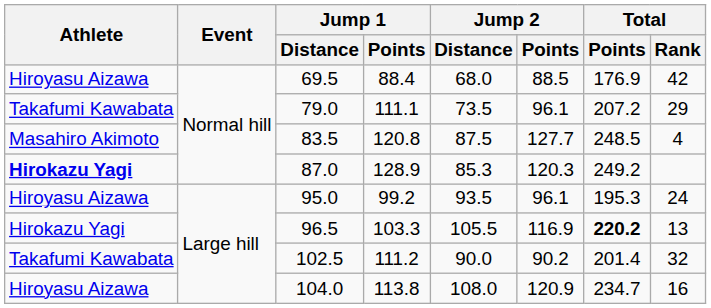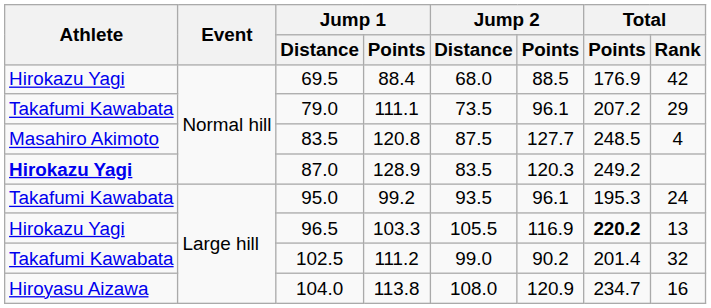(79, 80) Hiroyasu Aizawa -> (67, 80) Hirokazu Yagi
(474, 169) 85.3 -> (474, 169) 83.5
(79, 199) Hiroyasu Aizawa -> (91, 199) Takafumi Kawabata
(474, 258) 90.0 -> (474, 258) 99.0
